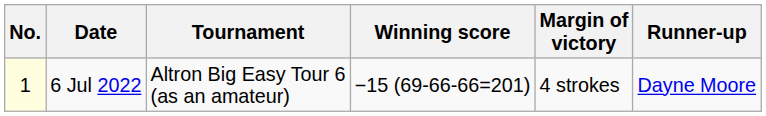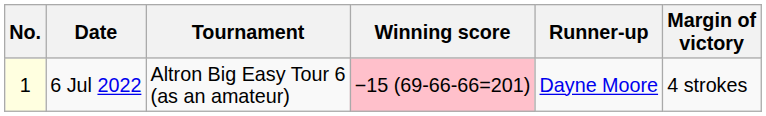columns swapped: (584, 32) <-> (697, 32)
(443, 85) no background -> (443, 85) pink background
